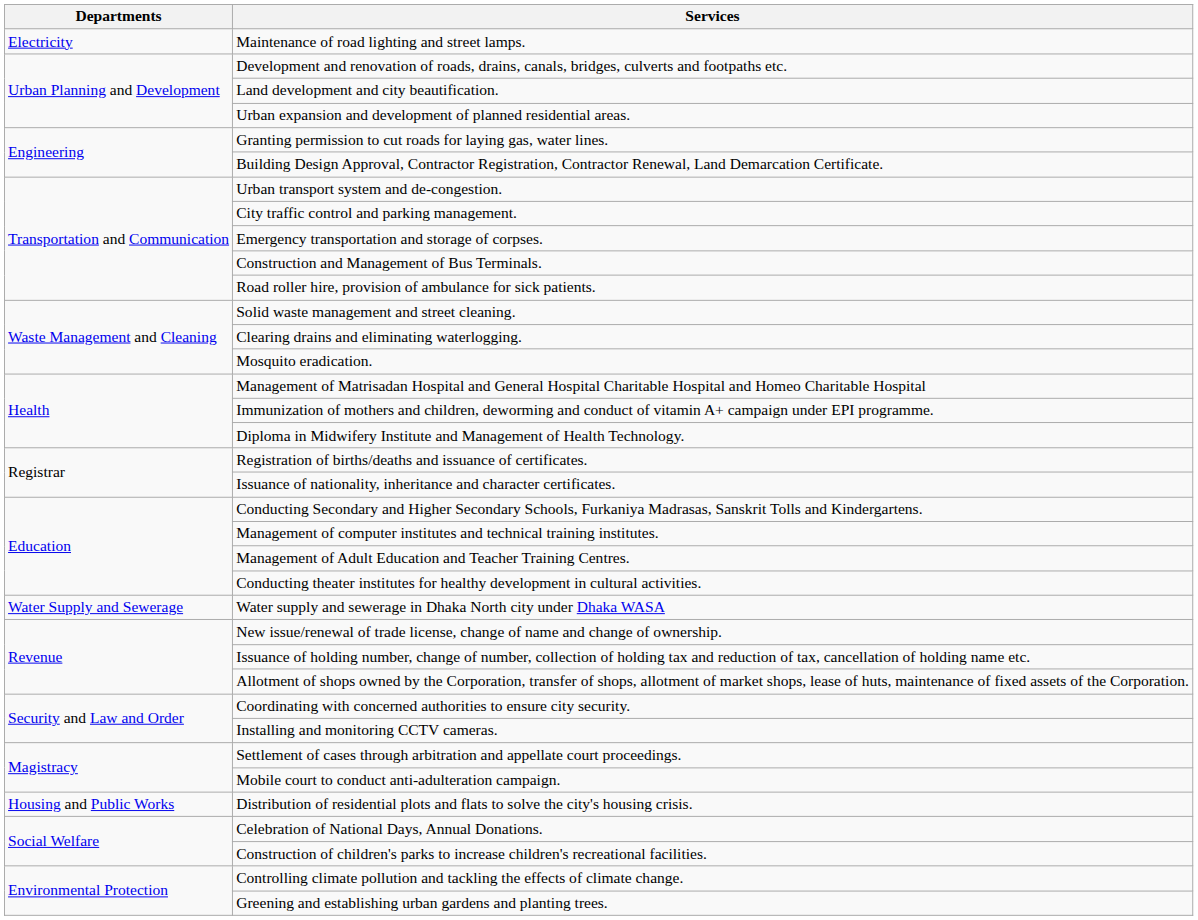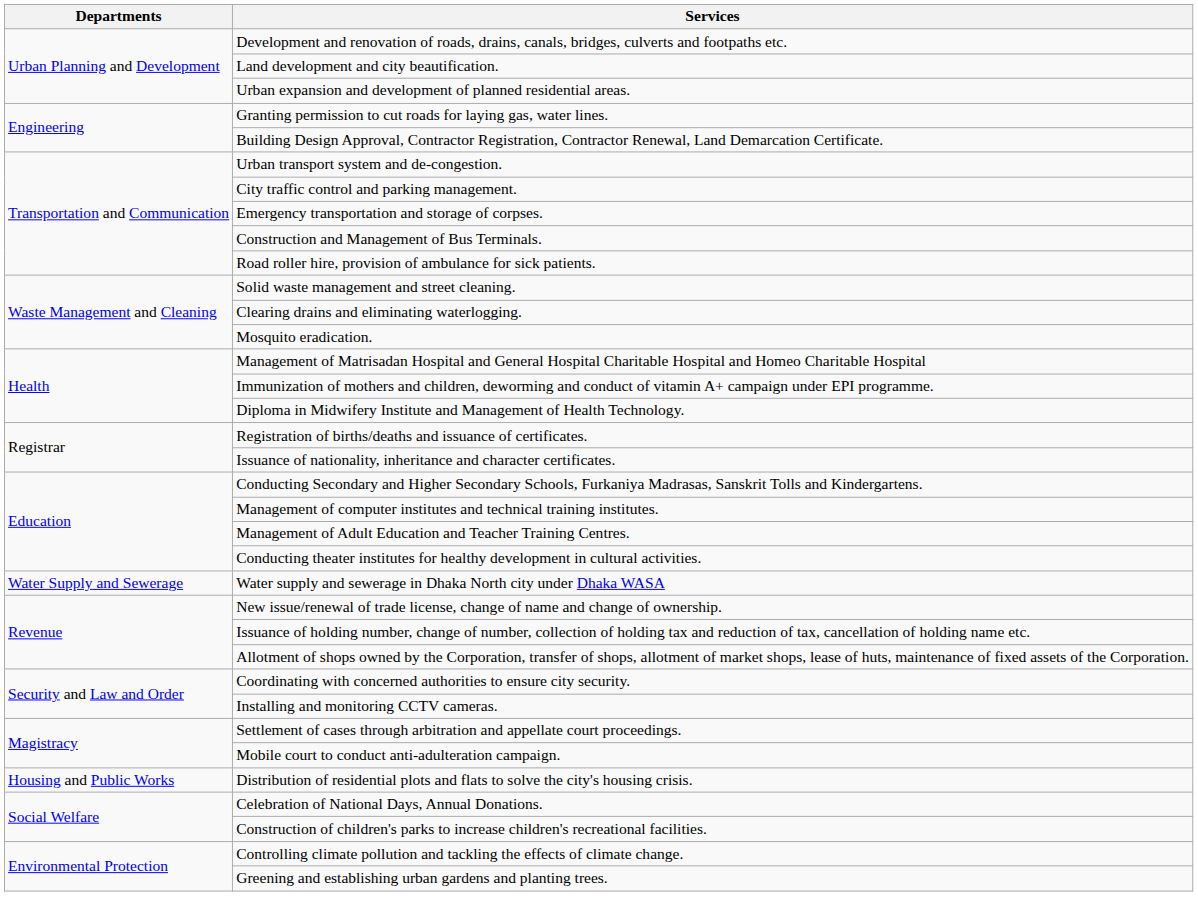- row: (381, 41)
